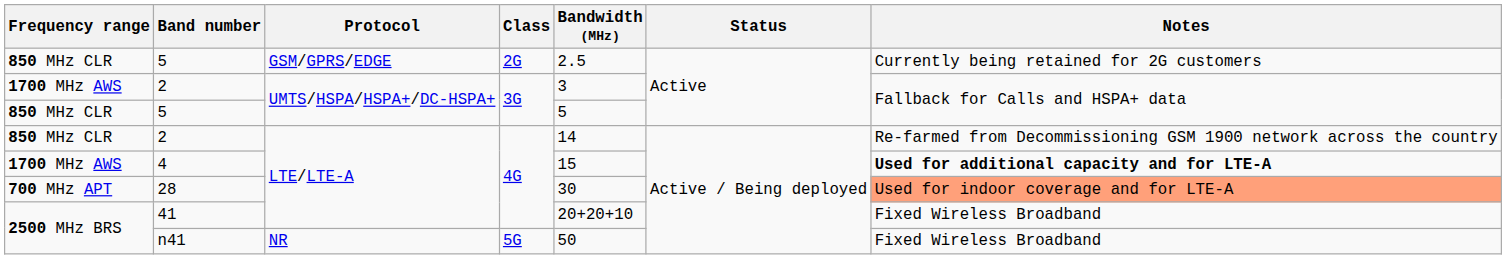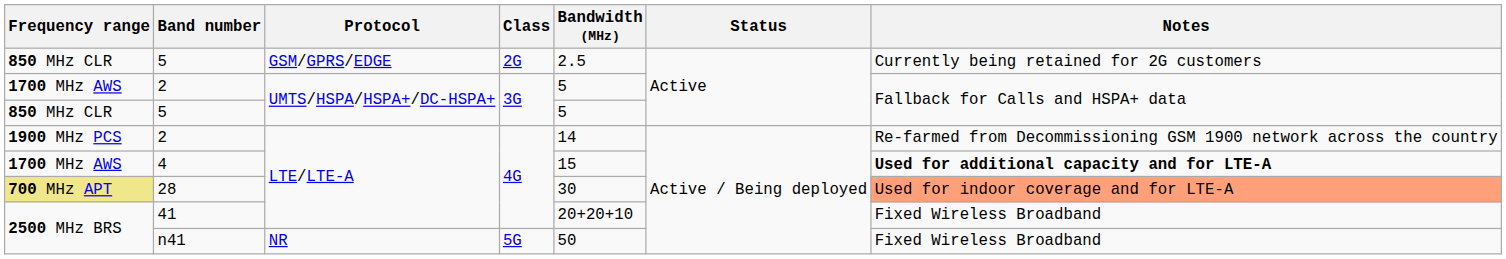(562, 87) 3 -> (562, 87) 5
(60, 138) 850 MHz CLR -> (65, 138) 1900 MHz PCS
(60, 189) no background -> (60, 189) khaki background
